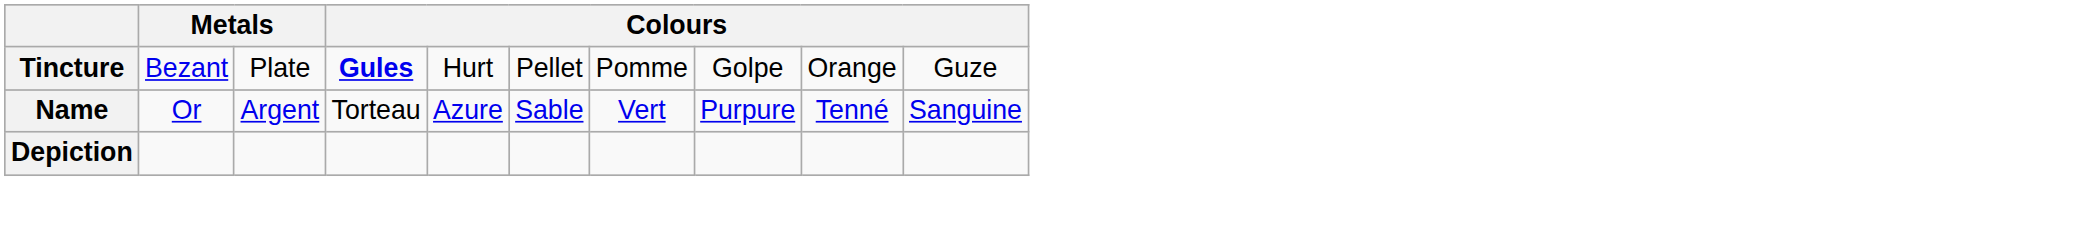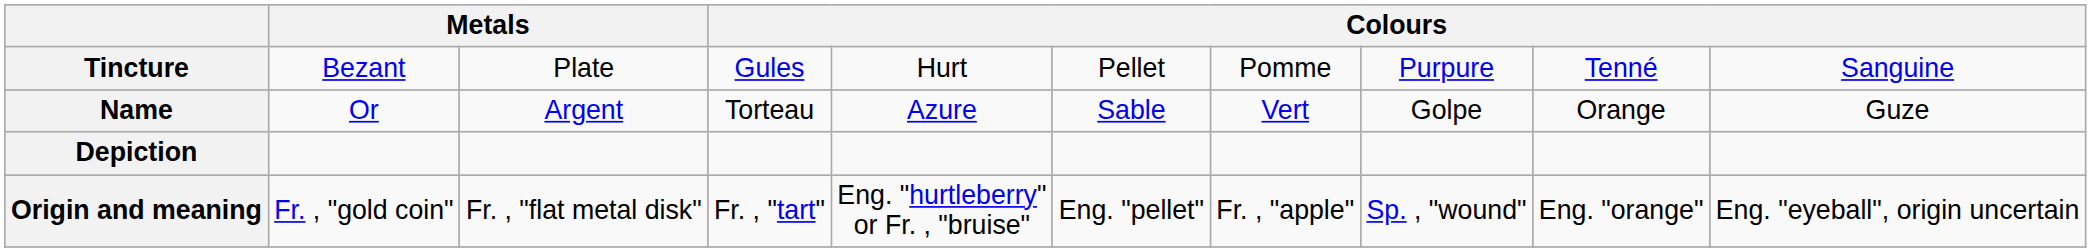(376, 68) bold -> (769, 68) normal
(748, 68) Golpe -> (1447, 68) Purpure
(852, 68) Orange -> (1621, 68) Tenné
(965, 68) Guze -> (1898, 68) Sanguine
(748, 110) Purpure -> (1447, 110) Golpe
(852, 110) Tenné -> (1621, 110) Orange
(965, 110) Sanguine -> (1898, 110) Guze
+ row: (136, 210)
